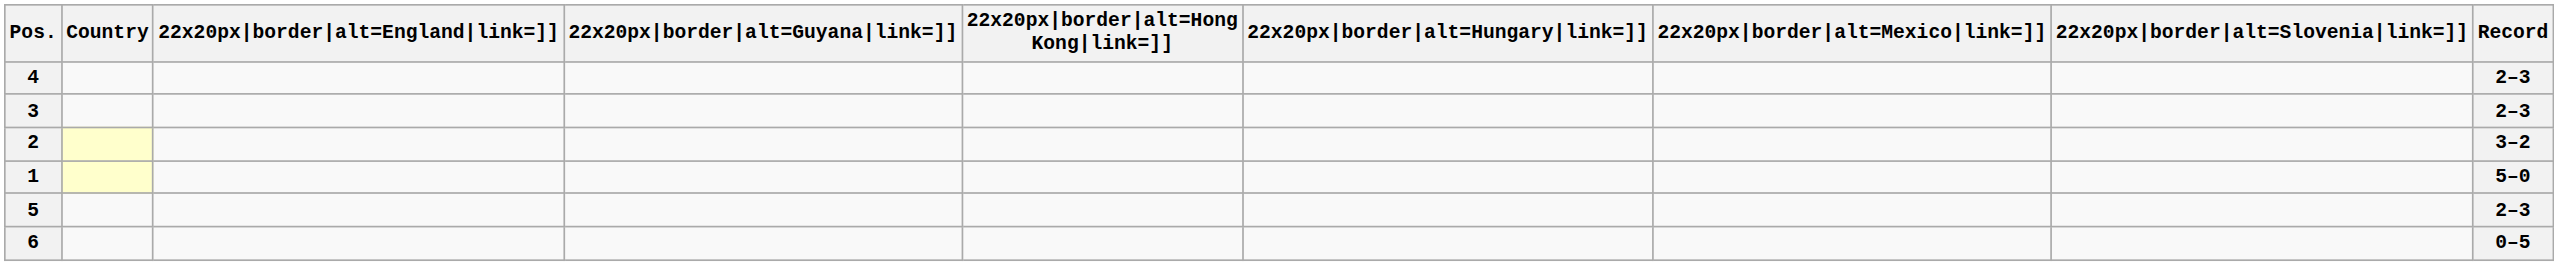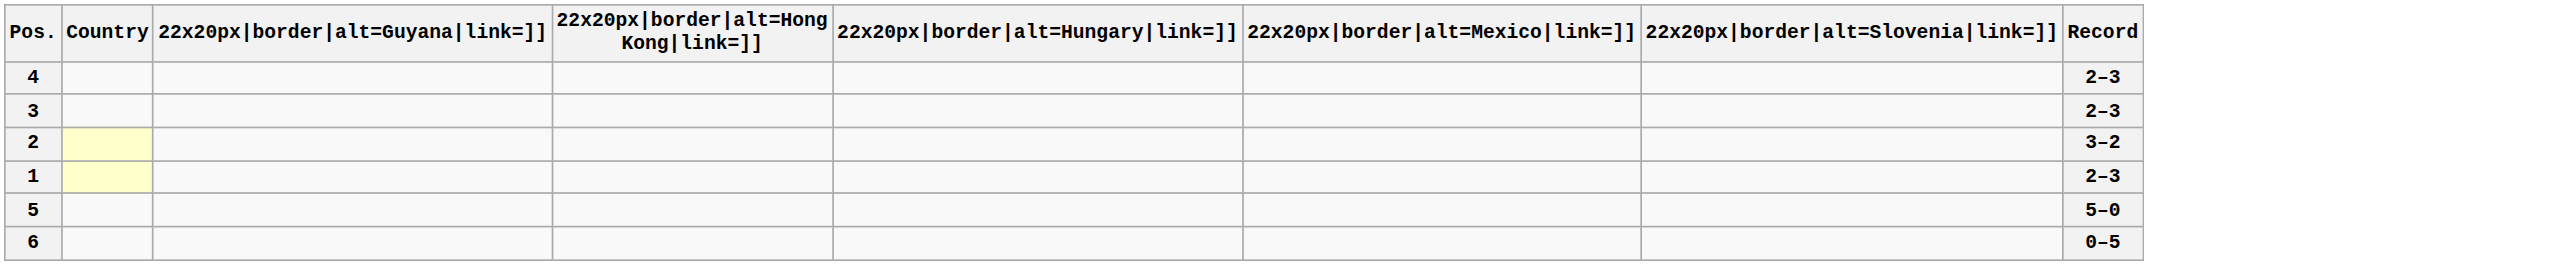- column: (359, 33)
(2513, 177) 5–0 -> (2103, 177) 2–3
(2513, 210) 2–3 -> (2103, 210) 5–0
